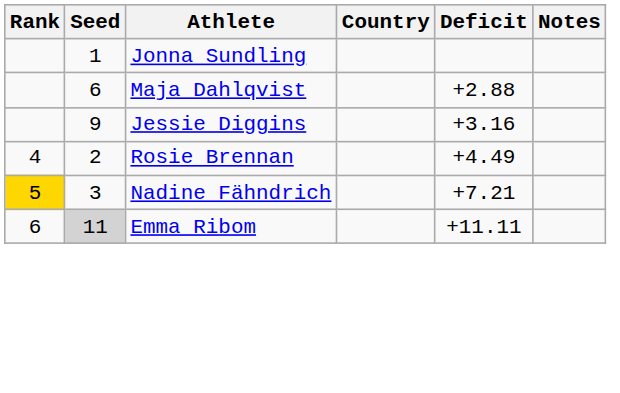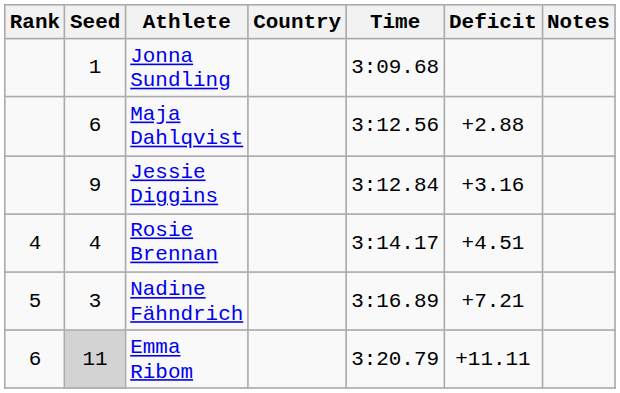+ column: (395, 22)
(95, 158) 2 -> (95, 243) 4
(484, 158) +4.49 -> (493, 243) +4.51
(35, 192) gold background -> (35, 301) no background
